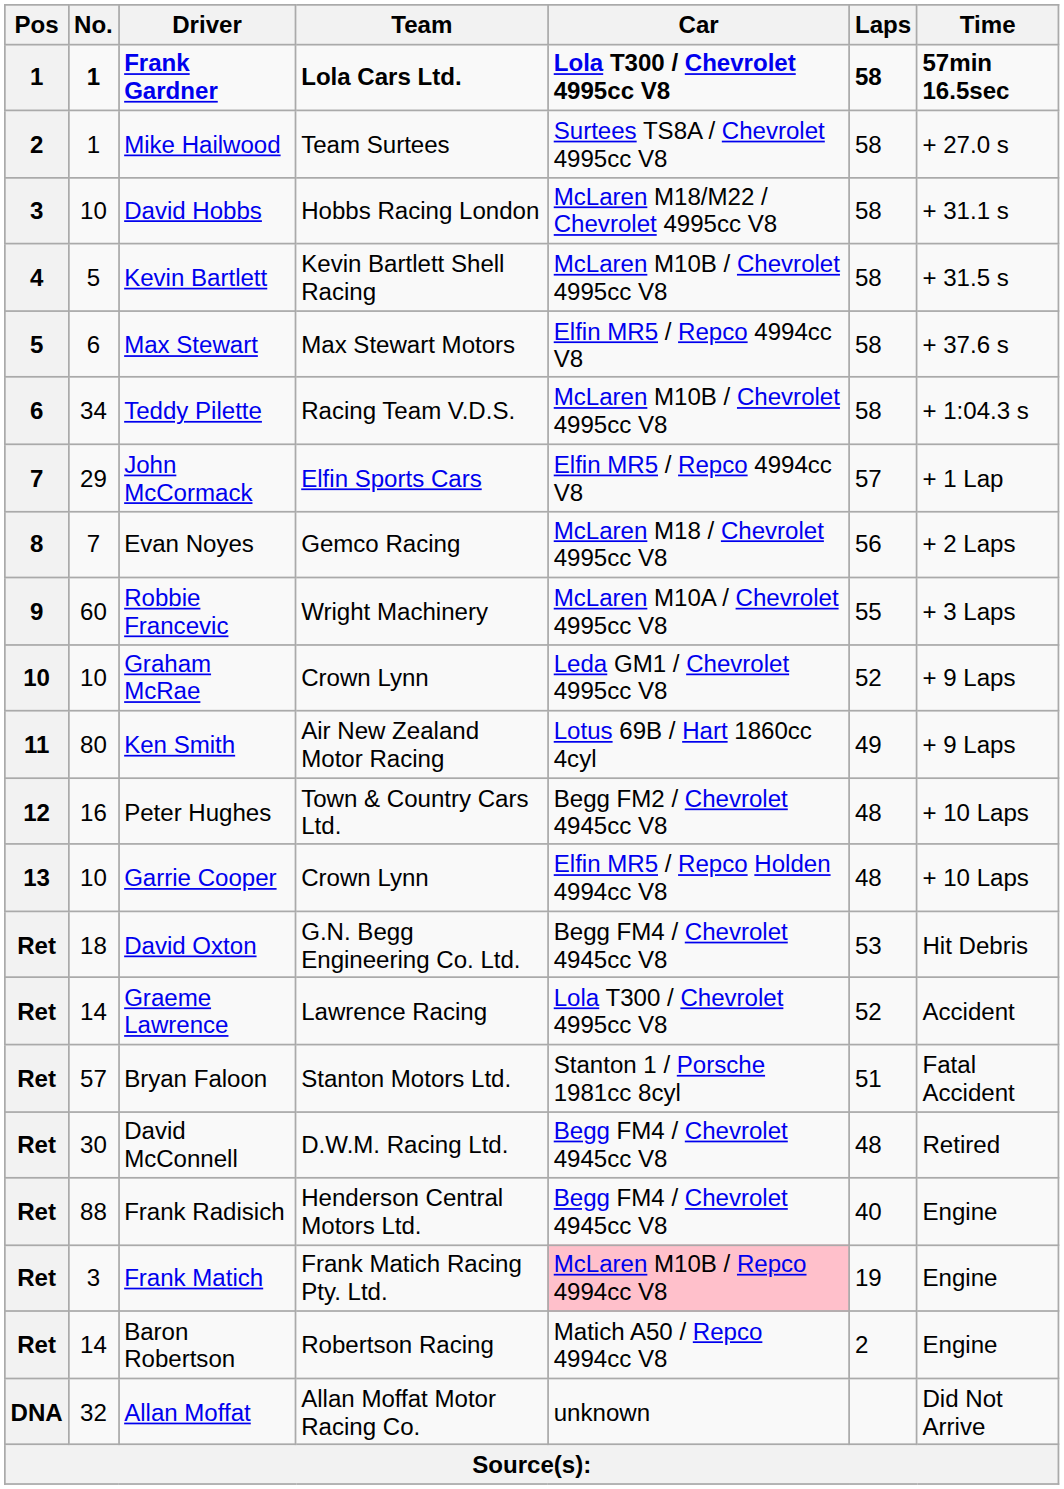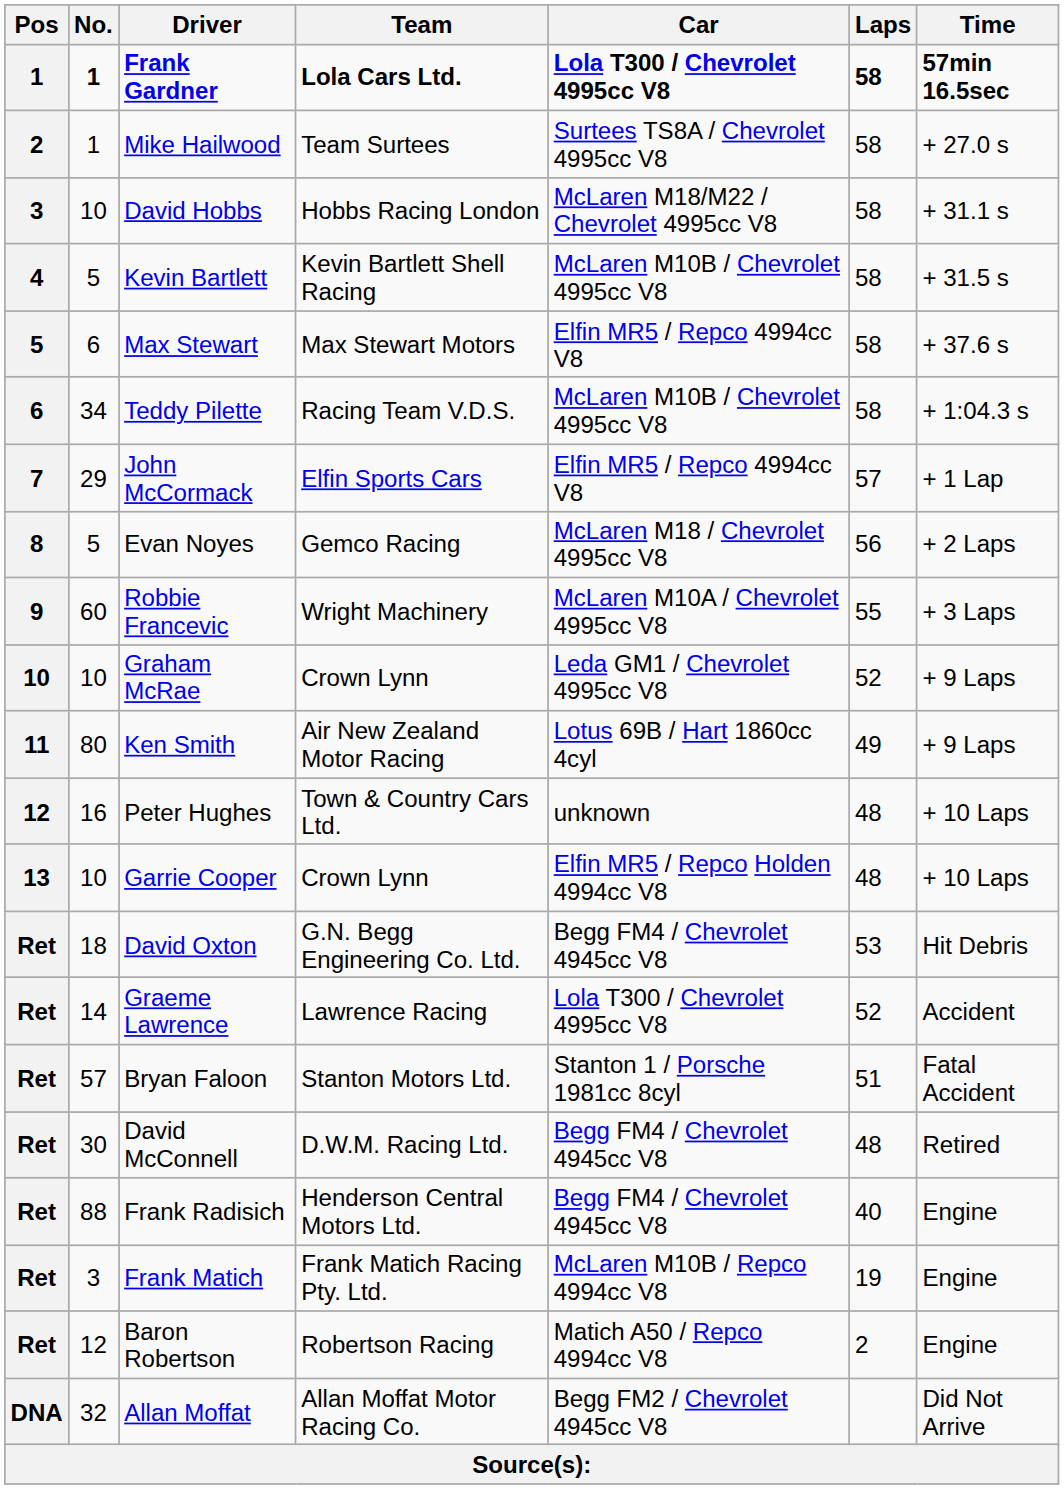(93, 544) 7 -> (93, 544) 5
(671, 811) Begg FM2 / Chevrolet 4945cc V8 -> (602, 811) unknown
(680, 1278) pink background -> (680, 1278) no background
(93, 1345) 14 -> (93, 1345) 12
(602, 1411) unknown -> (671, 1411) Begg FM2 / Chevrolet 4945cc V8
